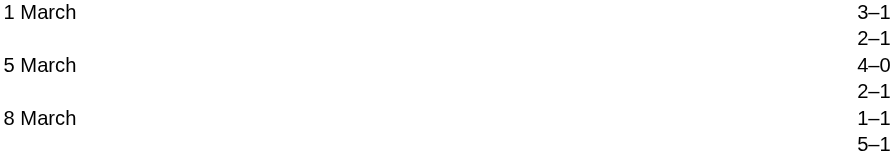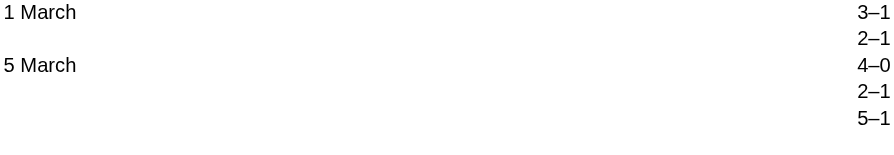- row: (40, 118)
